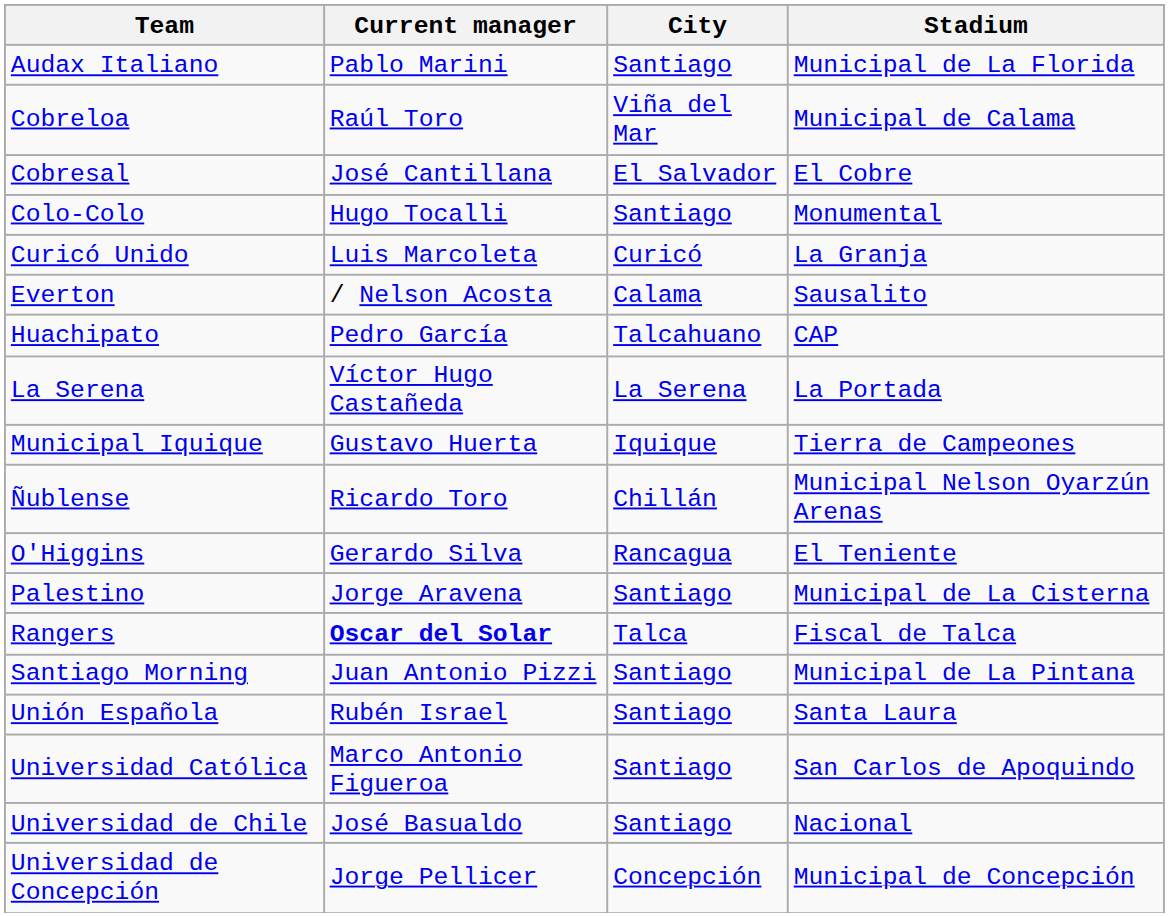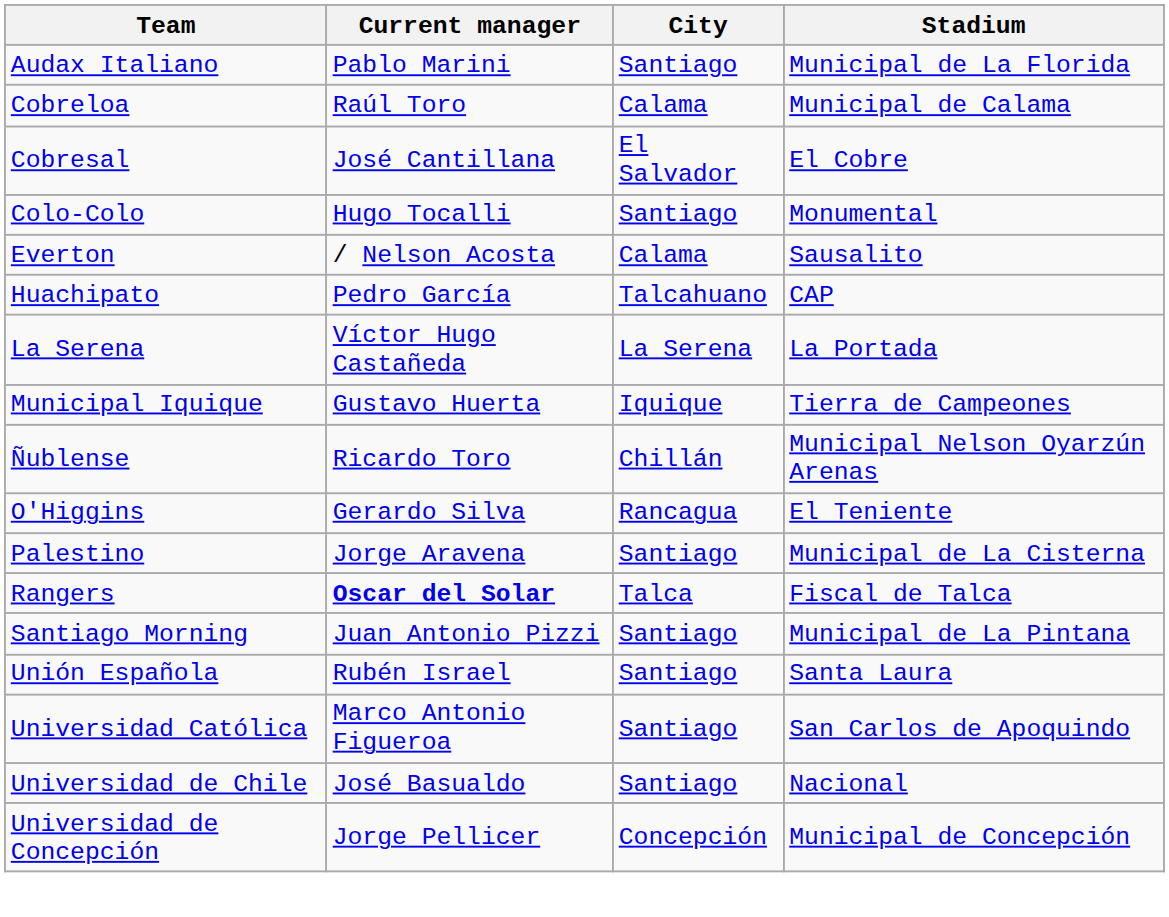(672, 120) Viña del Mar -> (663, 106) Calama
- row: (100, 255)
